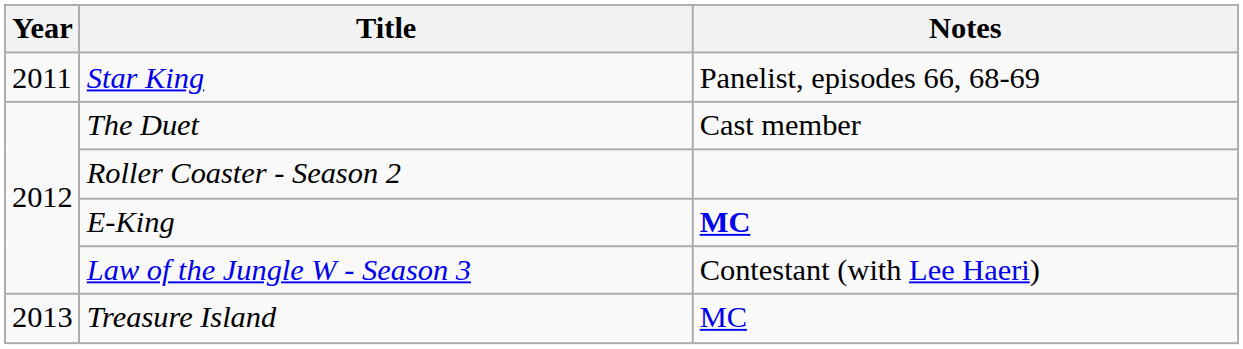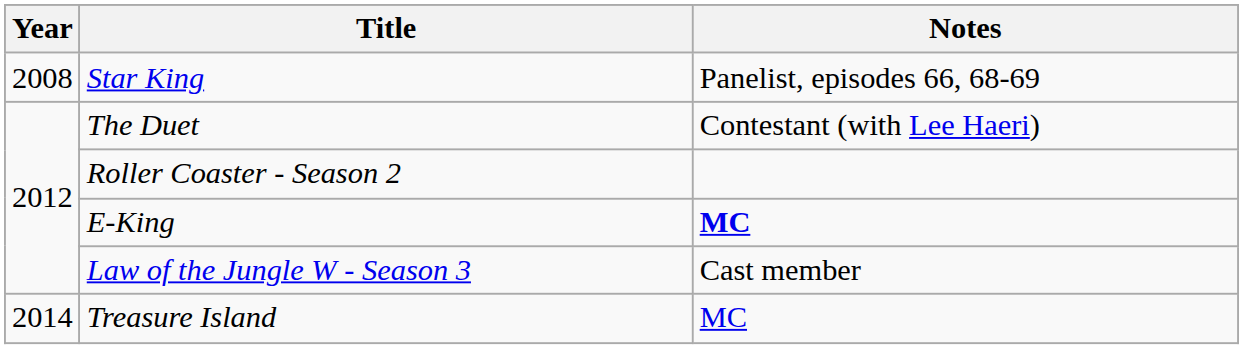(42, 76) 2011 -> (42, 76) 2008
(780, 125) Cast member -> (870, 125) Contestant (with Lee Haeri)
(870, 269) Contestant (with Lee Haeri) -> (780, 269) Cast member
(42, 317) 2013 -> (42, 317) 2014
